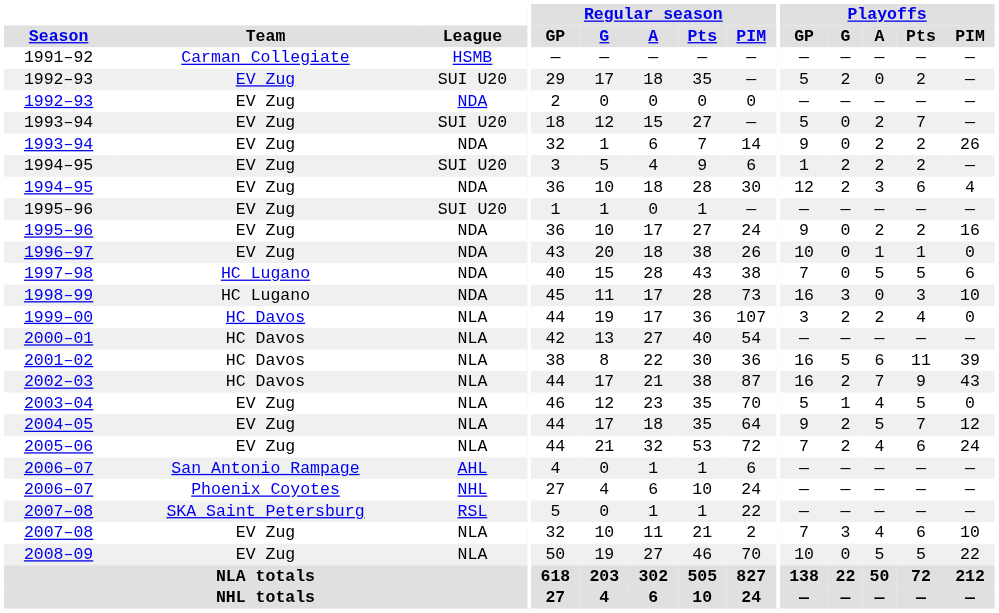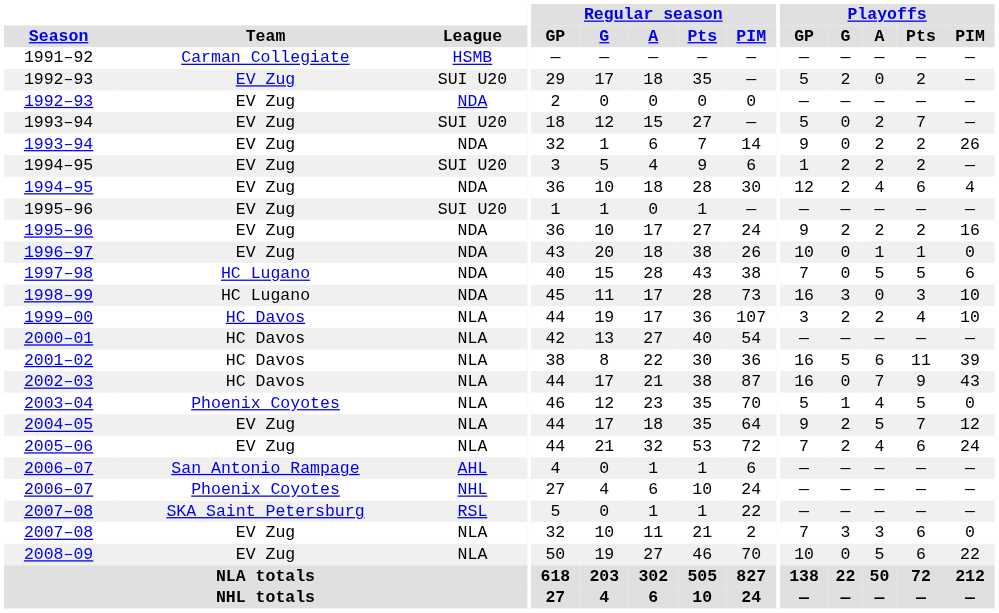(879, 188) 3 -> (879, 188) 4
(846, 231) 0 -> (846, 231) 2
(970, 317) 0 -> (970, 317) 10
(846, 382) 2 -> (846, 382) 0
(266, 403) EV Zug -> (266, 403) Phoenix Coyotes
(879, 533) 4 -> (879, 533) 3
(970, 533) 10 -> (970, 533) 0
(921, 555) 5 -> (921, 555) 6
